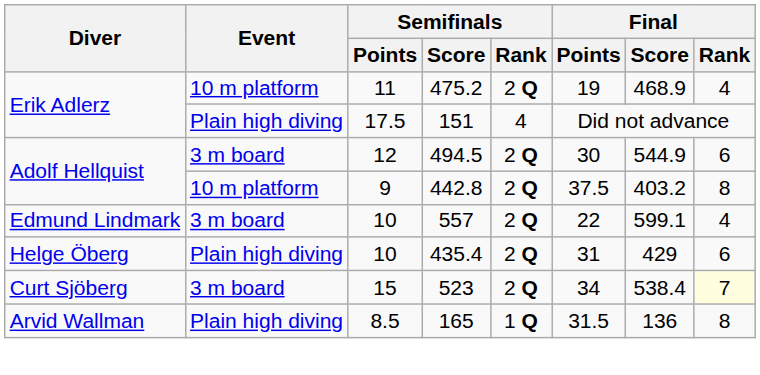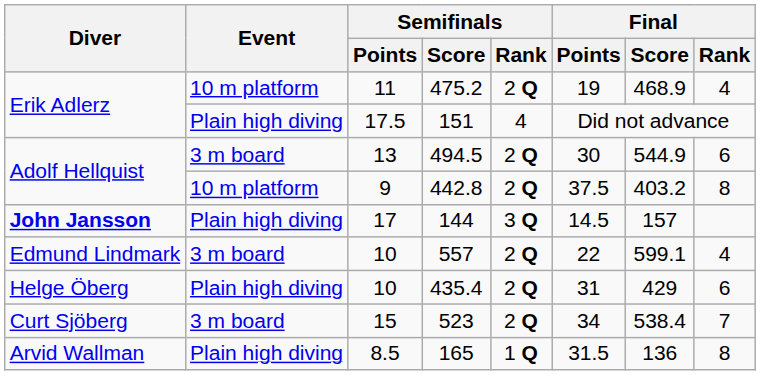(385, 155) 12 -> (385, 155) 13
+ row: (456, 221)
(725, 287) lightyellow background -> (725, 321) no background
